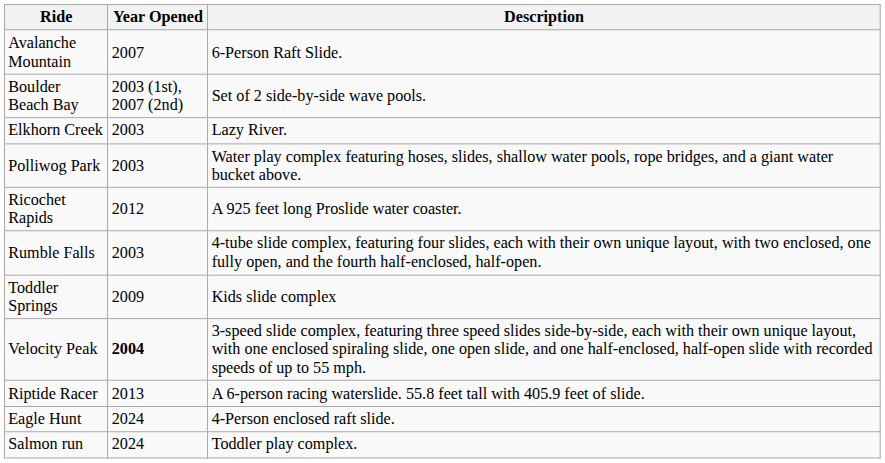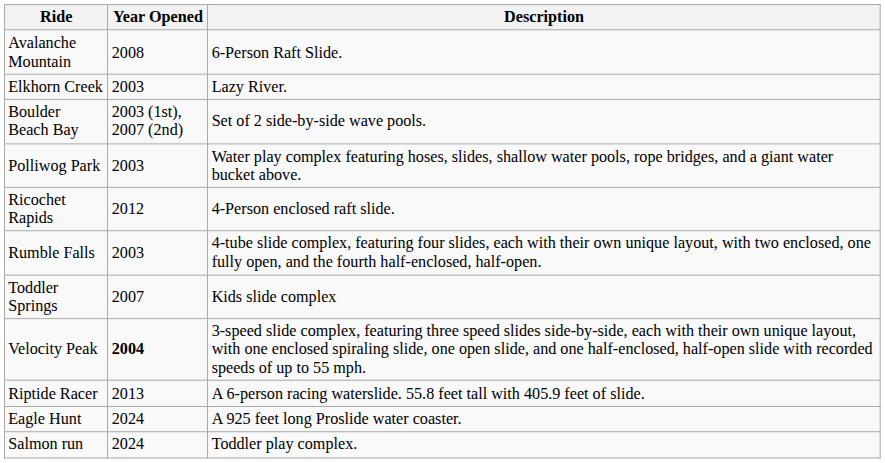(128, 52) 2007 -> (128, 52) 2008
rows swapped: (43, 95) <-> (56, 130)
(337, 209) A 925 feet long Proslide water coaster. -> (303, 209) 4-Person enclosed raft slide.
(128, 296) 2009 -> (128, 296) 2007
(303, 419) 4-Person enclosed raft slide. -> (337, 419) A 925 feet long Proslide water coaster.
